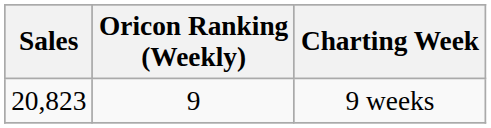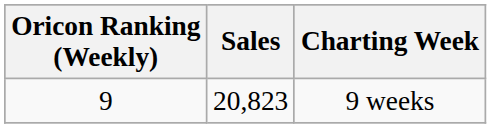columns swapped: (194, 41) <-> (49, 41)
